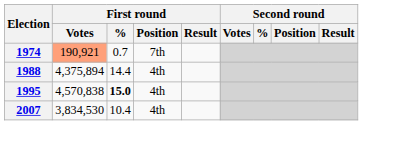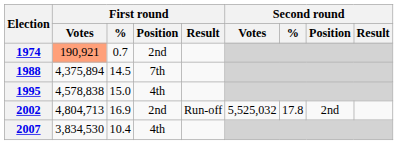(157, 52) 7th -> (157, 52) 2nd
(120, 71) 14.4 -> (120, 71) 14.5
(157, 71) 4th -> (157, 71) 7th
(80, 91) 4,570,838 -> (80, 91) 4,578,838
(120, 91) bold -> (120, 91) normal
+ row: (28, 110)
